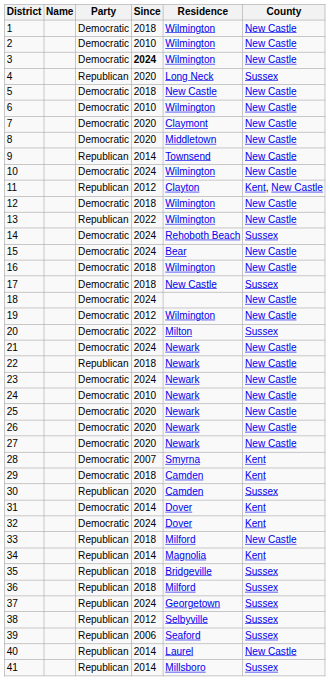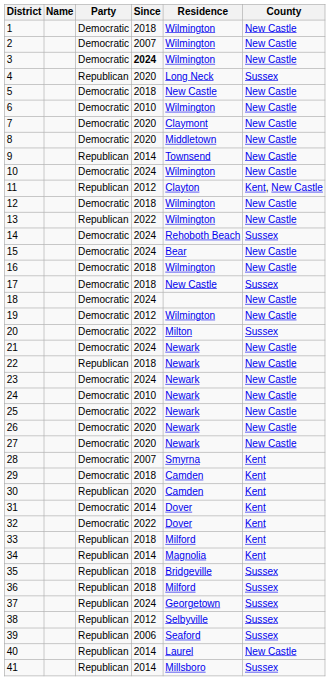(145, 44) 2010 -> (145, 44) 2007
(145, 412) 2020 -> (145, 412) 2022
(262, 492) Sussex -> (255, 492) Kent
(145, 524) 2024 -> (145, 524) 2022
(271, 540) New Castle -> (255, 540) Kent
